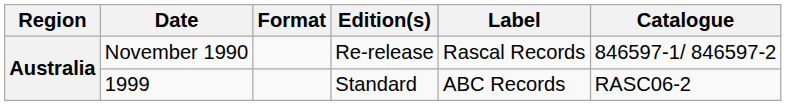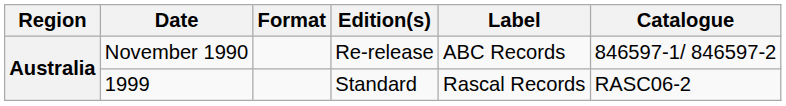(514, 52) Rascal Records -> (504, 52) ABC Records
(504, 84) ABC Records -> (514, 84) Rascal Records
